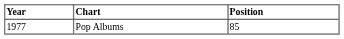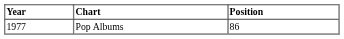(234, 26) 85 -> (234, 26) 86
